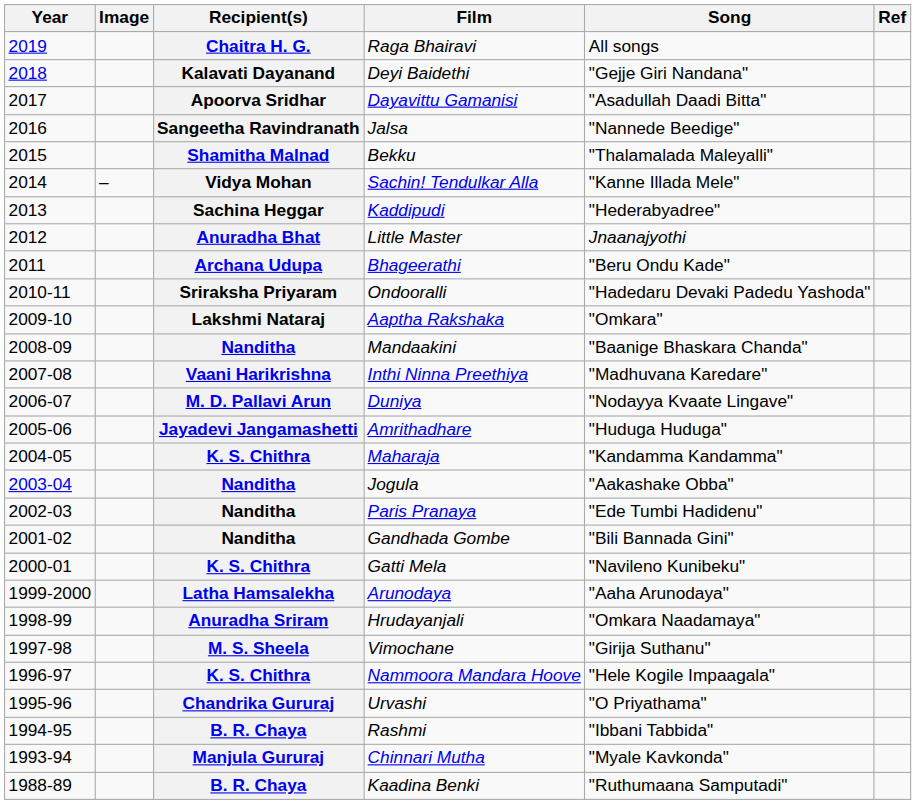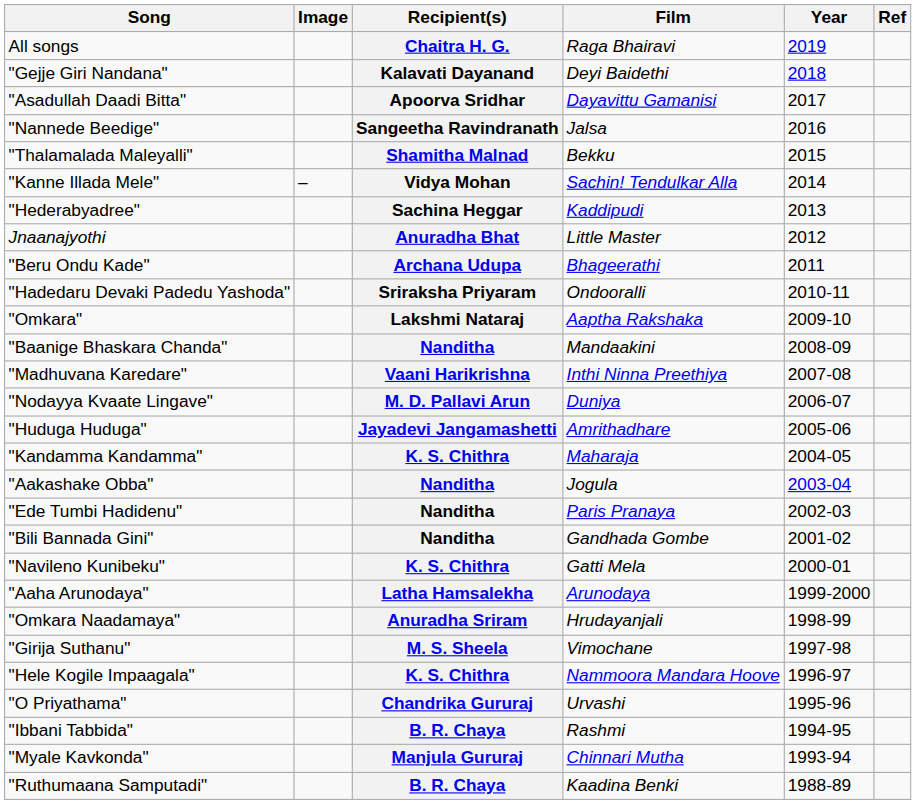columns swapped: (50, 18) <-> (730, 18)
